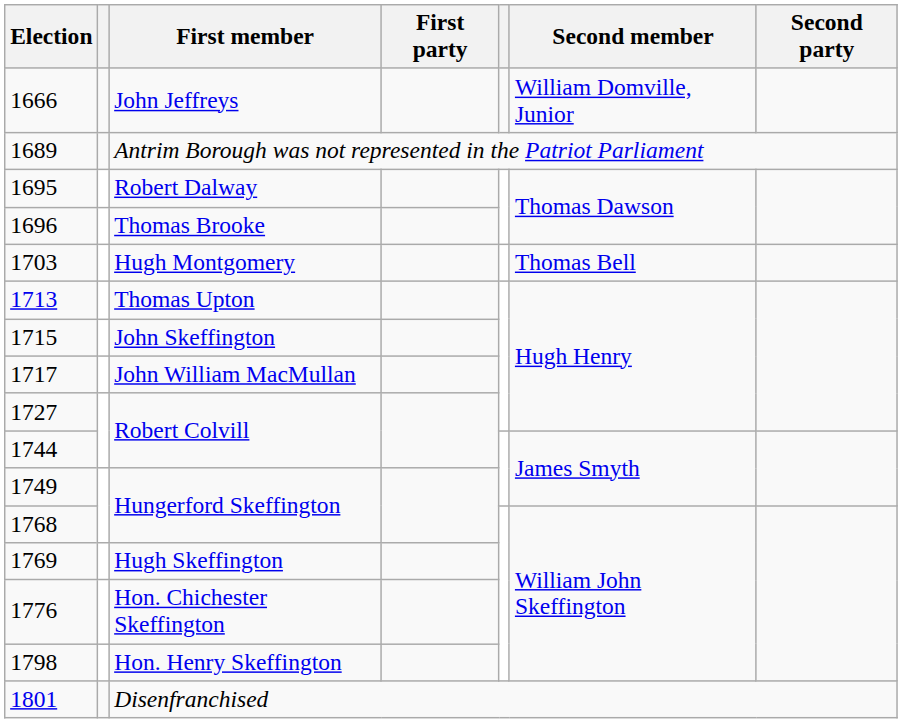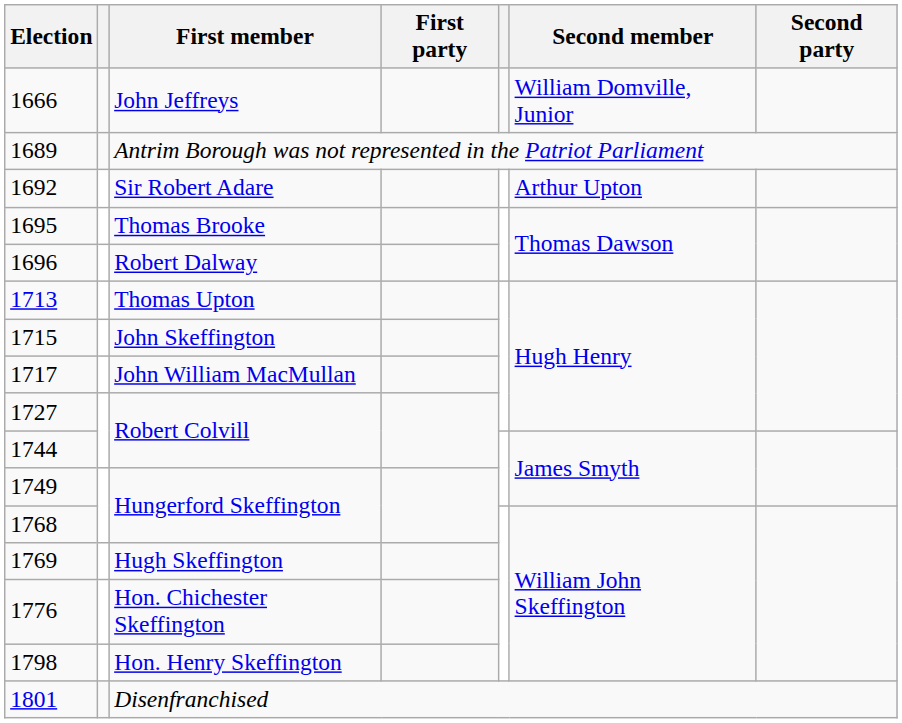+ row: (34, 187)
(186, 187) Robert Dalway -> (190, 225) Thomas Brooke
(190, 225) Thomas Brooke -> (186, 262) Robert Dalway
- row: (34, 262)
